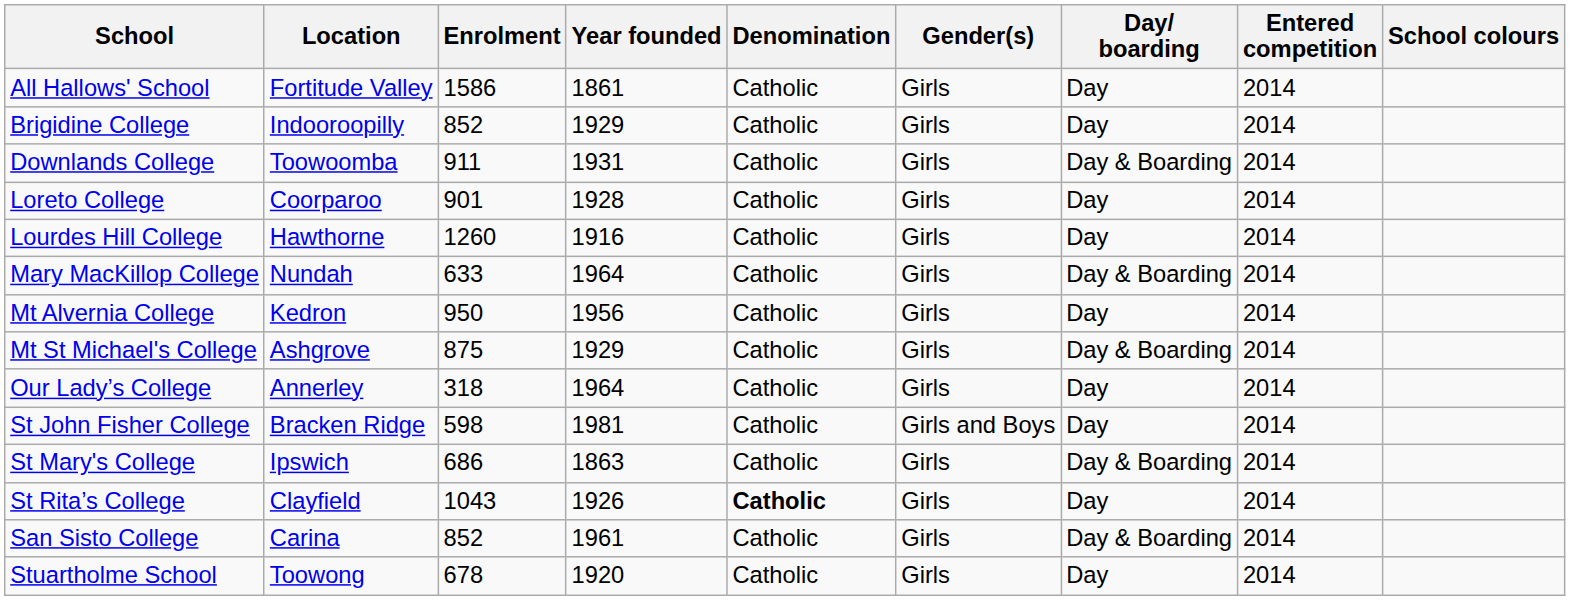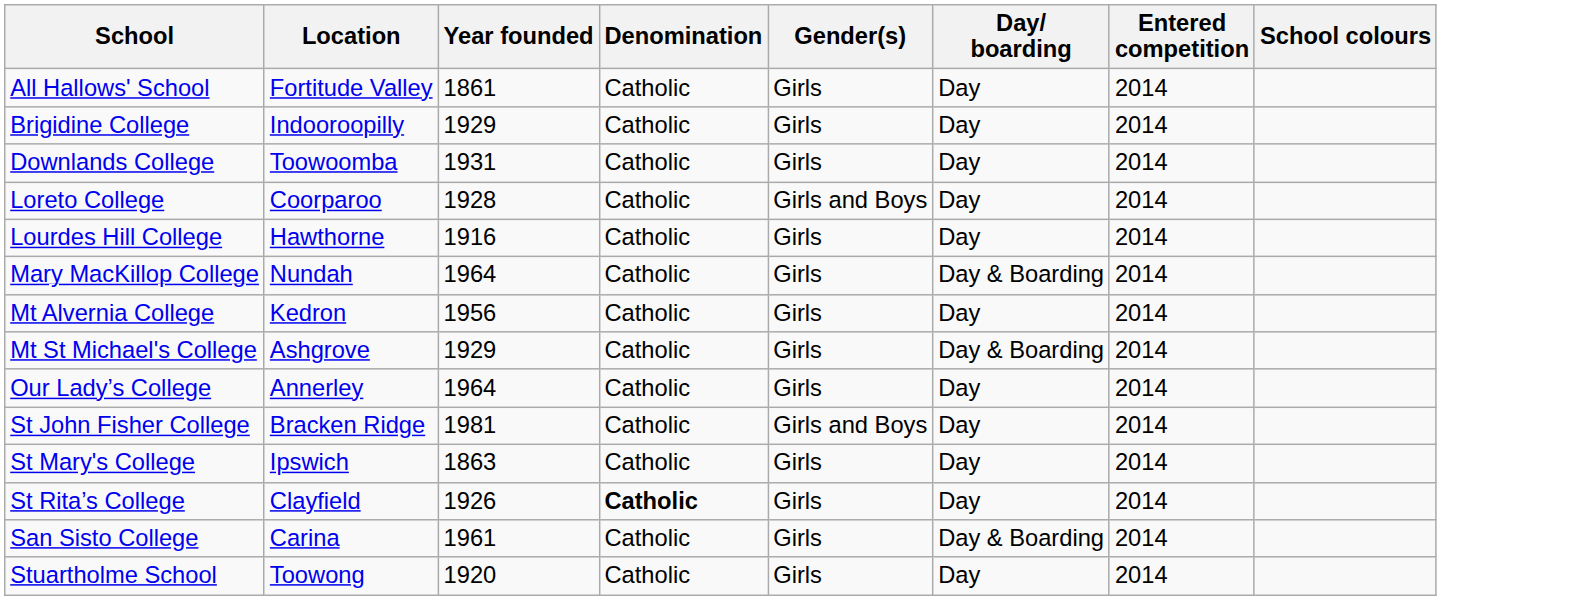- column: (502, 36)
(1149, 162) Day & Boarding -> (959, 162) Day
(926, 200) Girls -> (850, 200) Girls and Boys
(1149, 463) Day & Boarding -> (959, 463) Day
